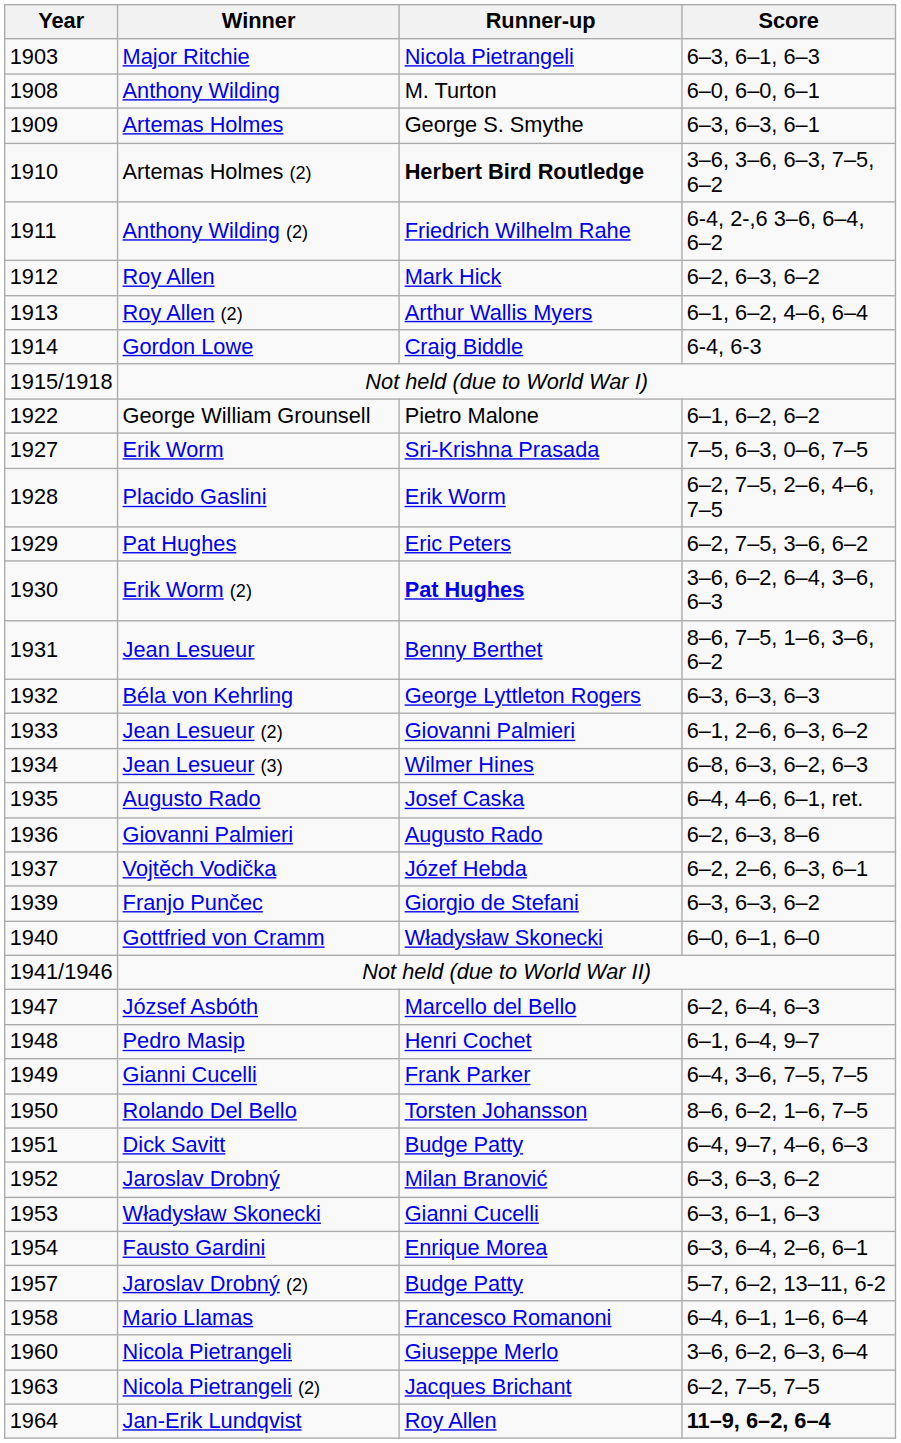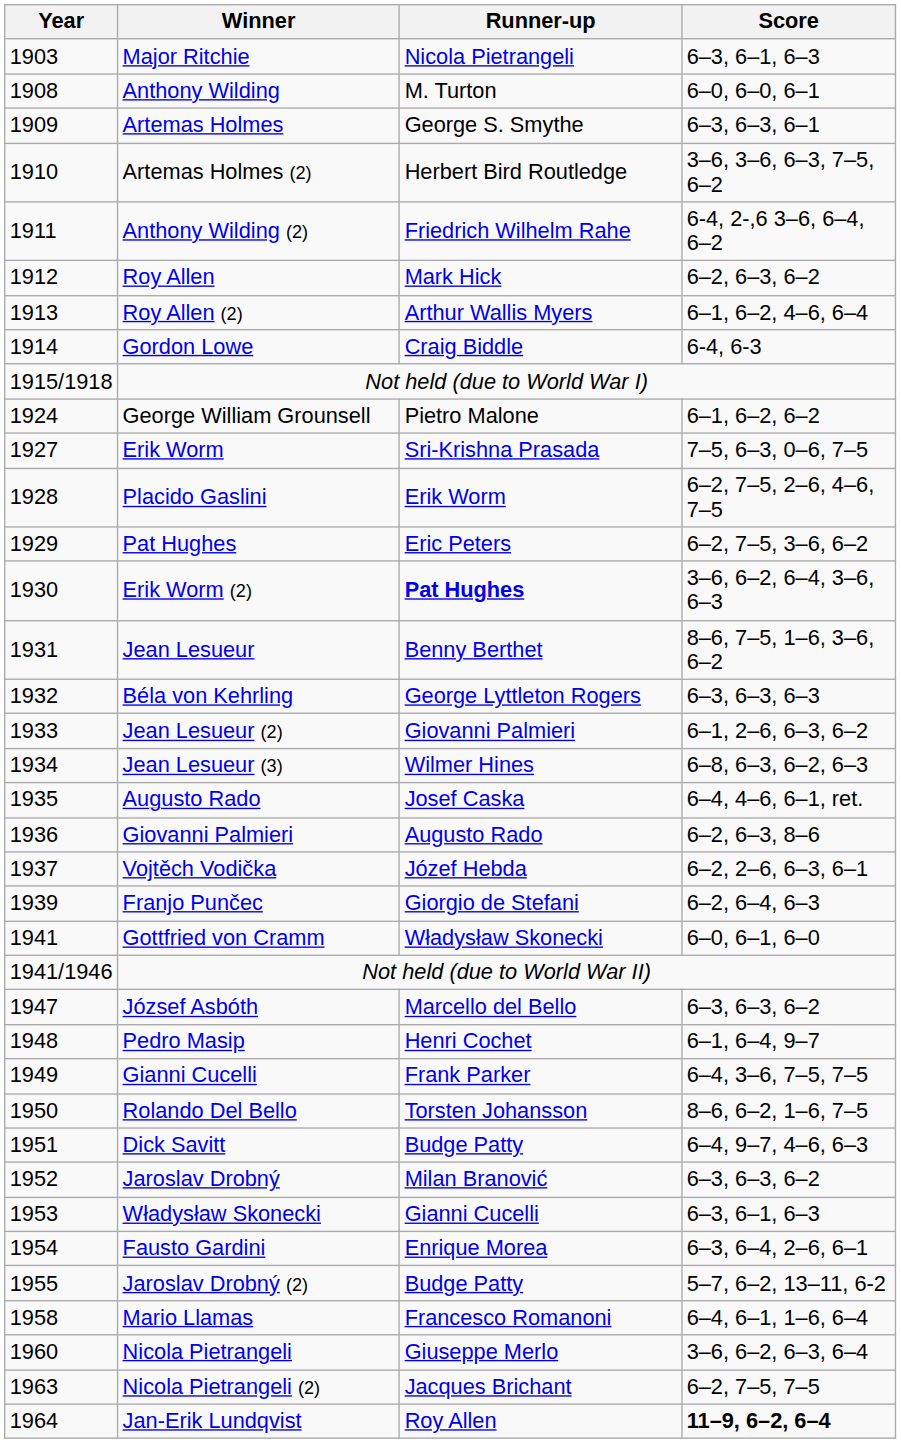(524, 172) bold -> (516, 172) normal
(34, 415) 1922 -> (34, 415) 1924
(753, 903) 6–3, 6–3, 6–2 -> (753, 903) 6–2, 6–4, 6–3
(34, 937) 1940 -> (34, 937) 1941
(753, 1006) 6–2, 6–4, 6–3 -> (753, 1006) 6–3, 6–3, 6–2
(34, 1282) 1957 -> (34, 1282) 1955
